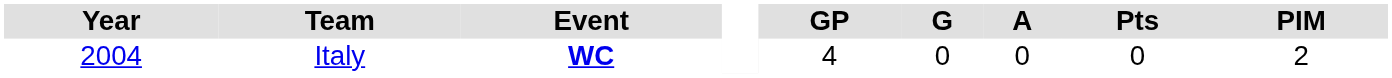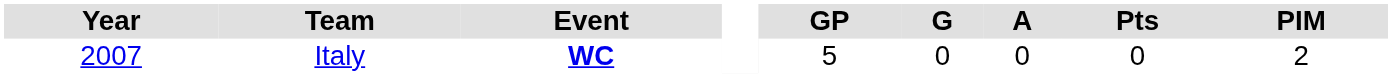(111, 55) 2004 -> (111, 55) 2007
(830, 55) 4 -> (830, 55) 5
